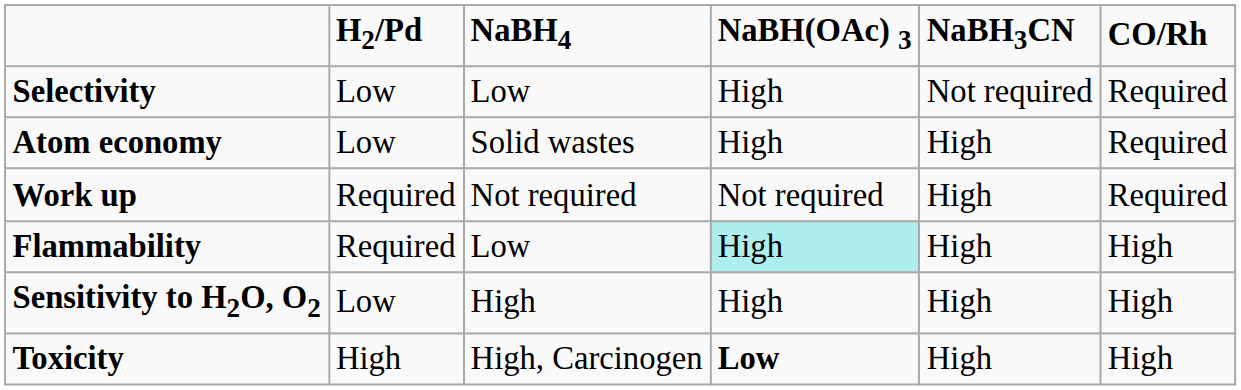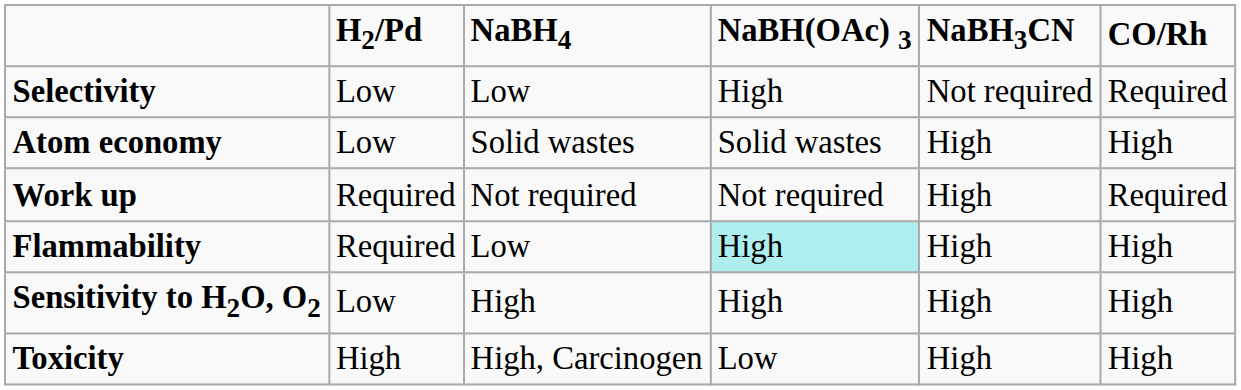(750, 142) High -> (800, 142) Solid wastes
(1168, 142) Required -> (1140, 142) High
(749, 358) bold -> (748, 358) normal
